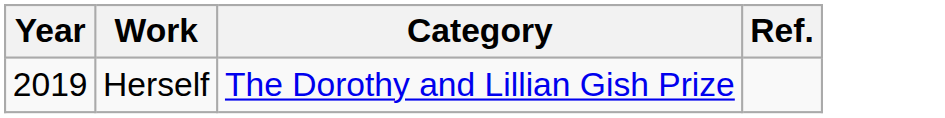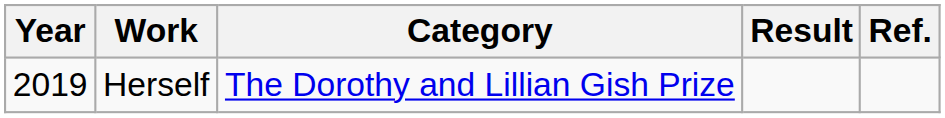+ column: (802, 31)
